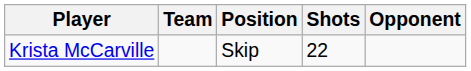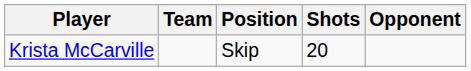(317, 50) 22 -> (317, 50) 20
